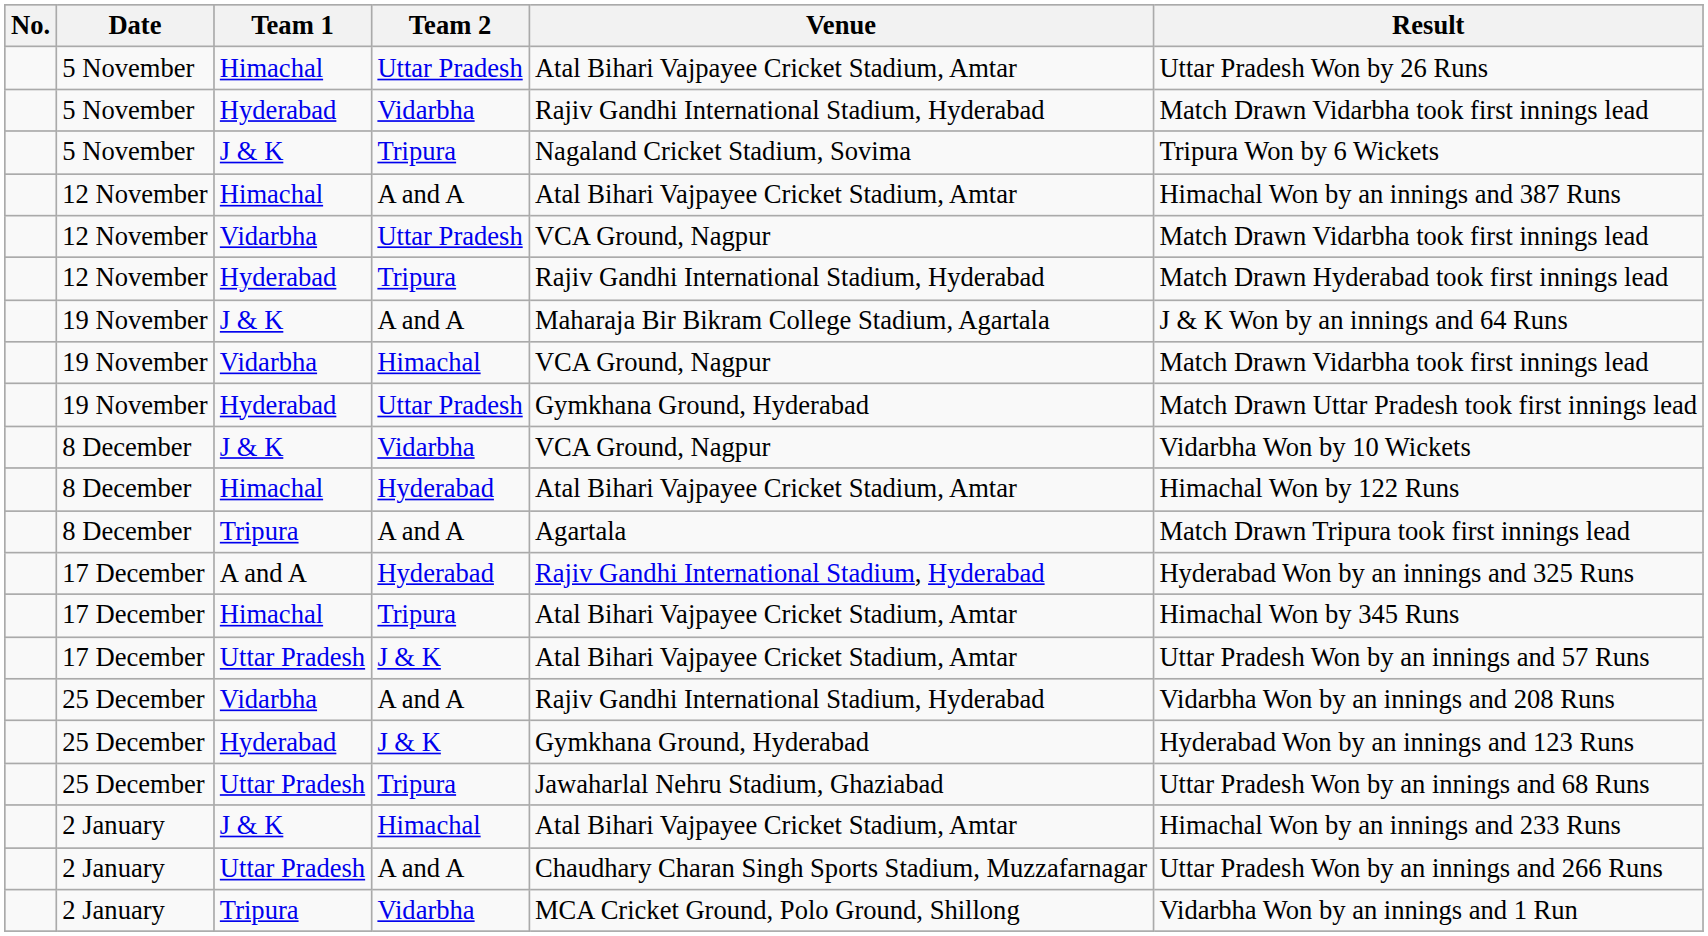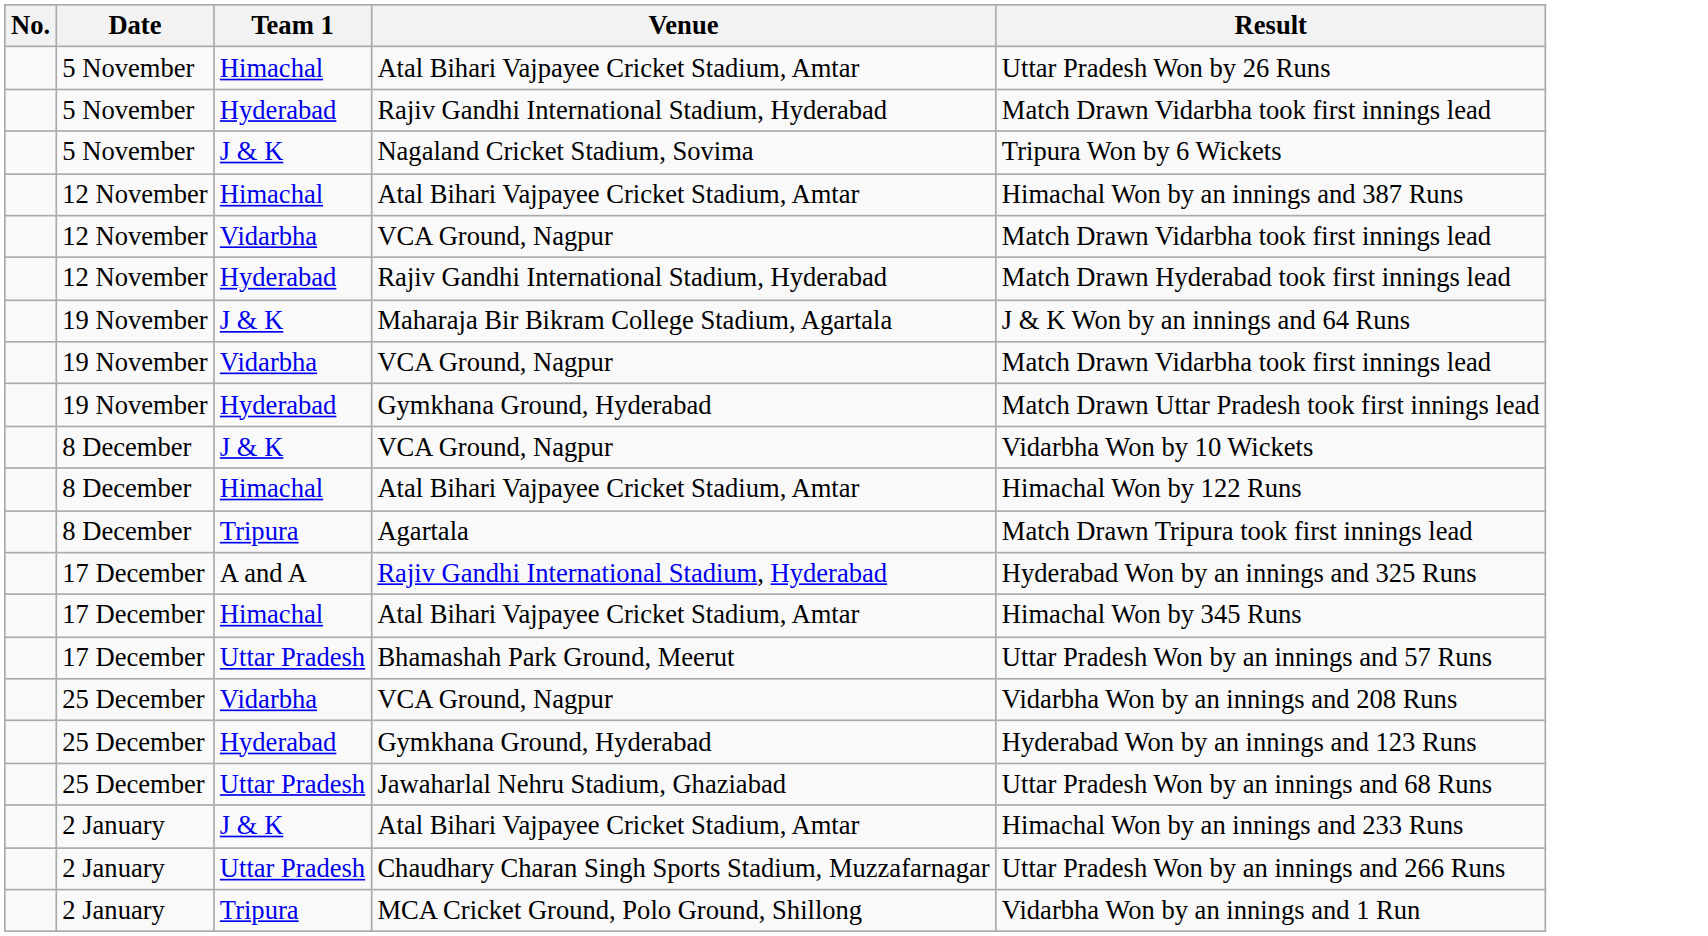- column: (450, 25)
(776, 657) Atal Bihari Vajpayee Cricket Stadium, Amtar -> (556, 657) Bhamashah Park Ground, Meerut
(790, 699) Rajiv Gandhi International Stadium, Hyderabad -> (495, 699) VCA Ground, Nagpur
